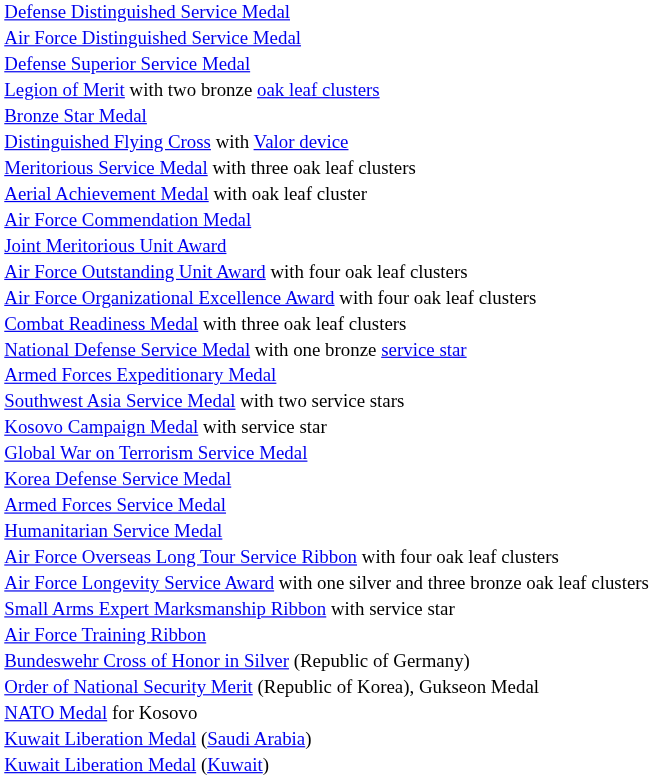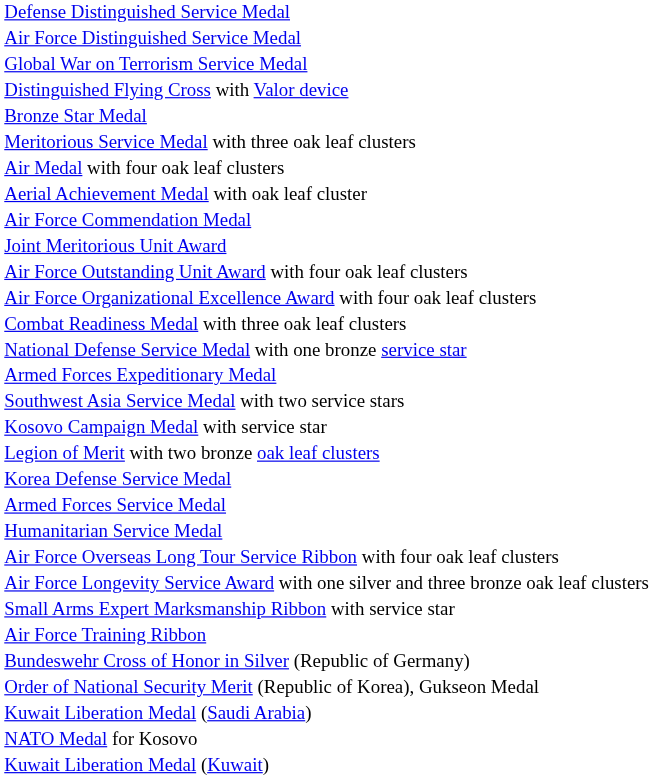- row: (127, 63)
rows swapped: (192, 89) <-> (156, 453)
rows swapped: (176, 141) <-> (76, 115)
+ row: (144, 167)
rows swapped: (101, 712) <-> (158, 738)
